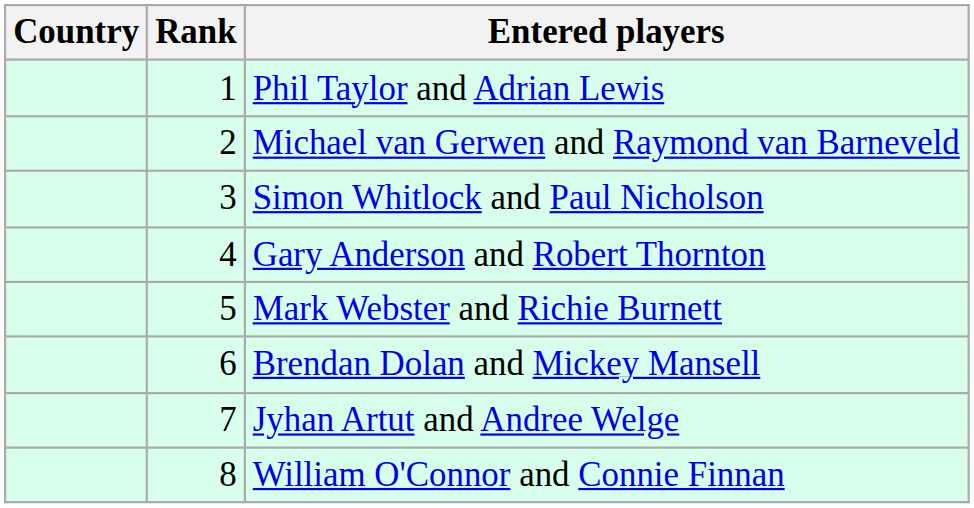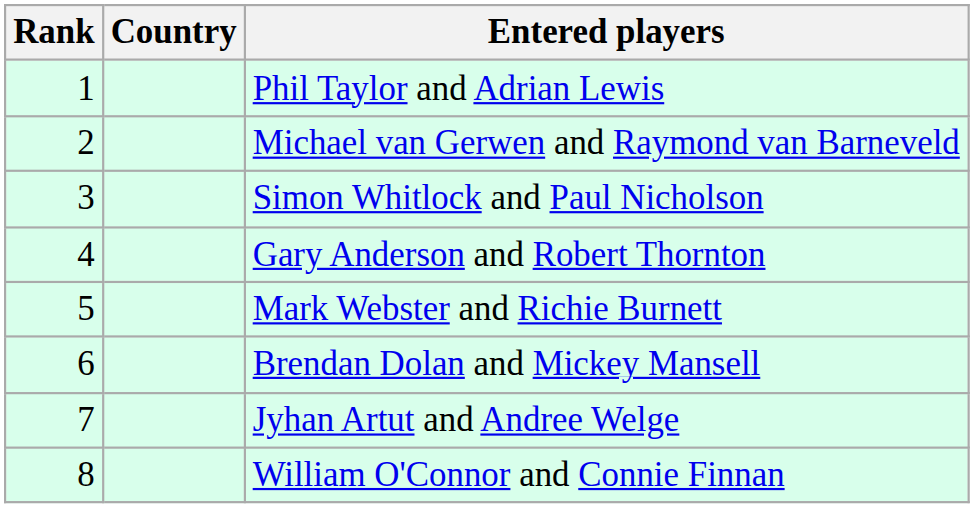columns swapped: (196, 32) <-> (76, 32)
